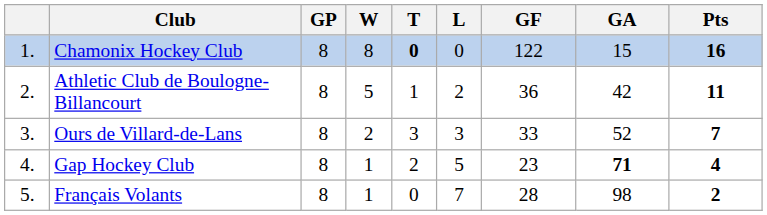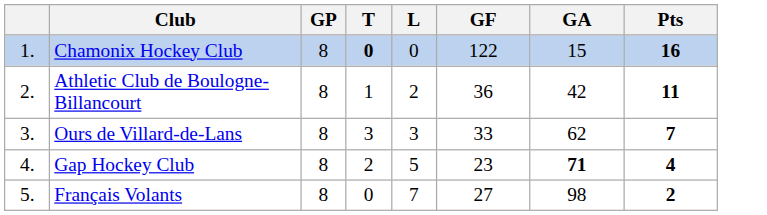- column: (369, 19)
(622, 133) 52 -> (577, 133) 62
(528, 195) 28 -> (483, 195) 27
